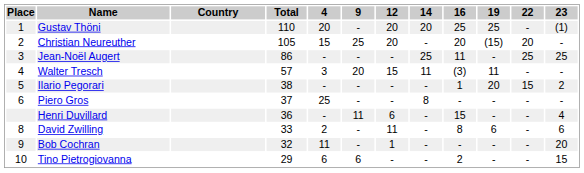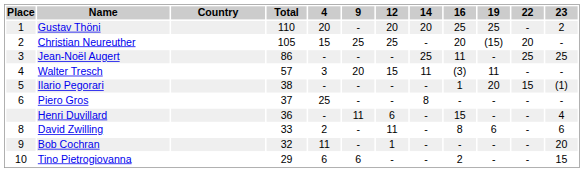(561, 27) (1) -> (561, 27) 2
(392, 42) 20 -> (392, 42) 25
(561, 86) 2 -> (561, 86) (1)
